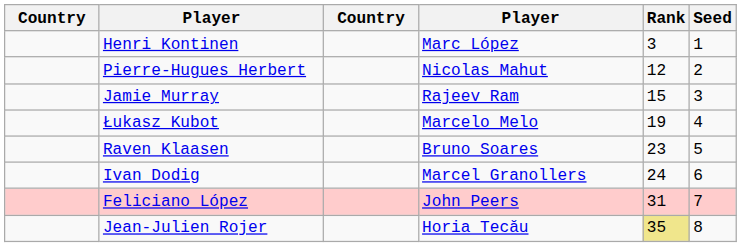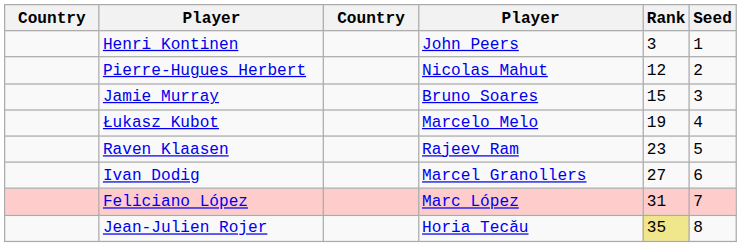(470, 44) Marc López -> (470, 44) John Peers
(470, 97) Rajeev Ram -> (480, 97) Bruno Soares
(480, 149) Bruno Soares -> (470, 149) Rajeev Ram
(656, 175) 24 -> (656, 175) 27
(470, 202) John Peers -> (470, 202) Marc López
